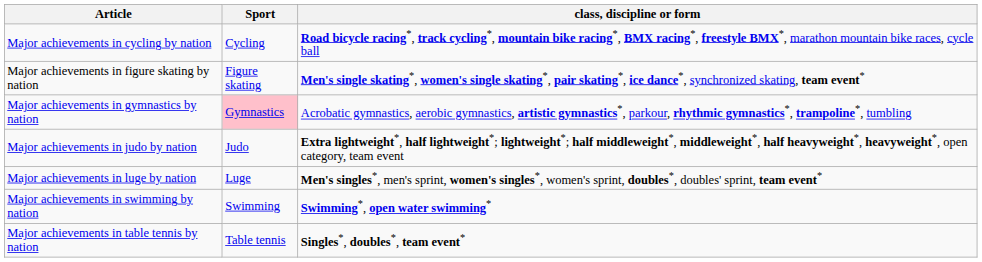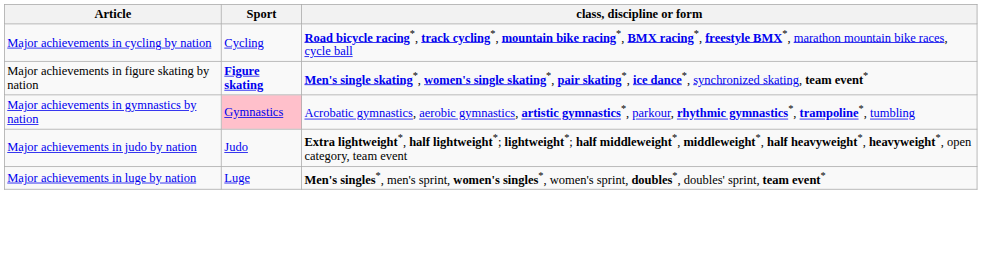(243, 78) normal -> (244, 78) bold
- row: (100, 206)
- row: (102, 240)
